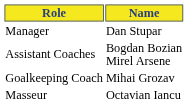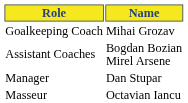rows swapped: (27, 30) <-> (54, 78)
